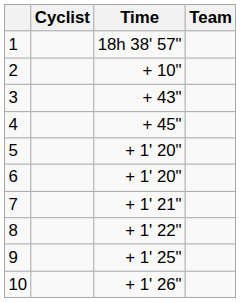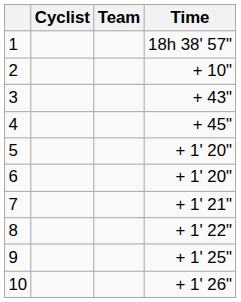columns swapped: (211, 17) <-> (140, 17)
